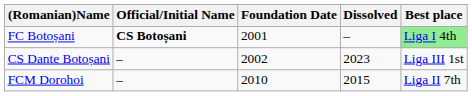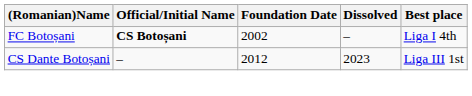(254, 36) 2001 -> (254, 36) 2002
(430, 36) lightgreen background -> (430, 36) no background
(254, 58) 2002 -> (254, 58) 2012
- row: (46, 80)
